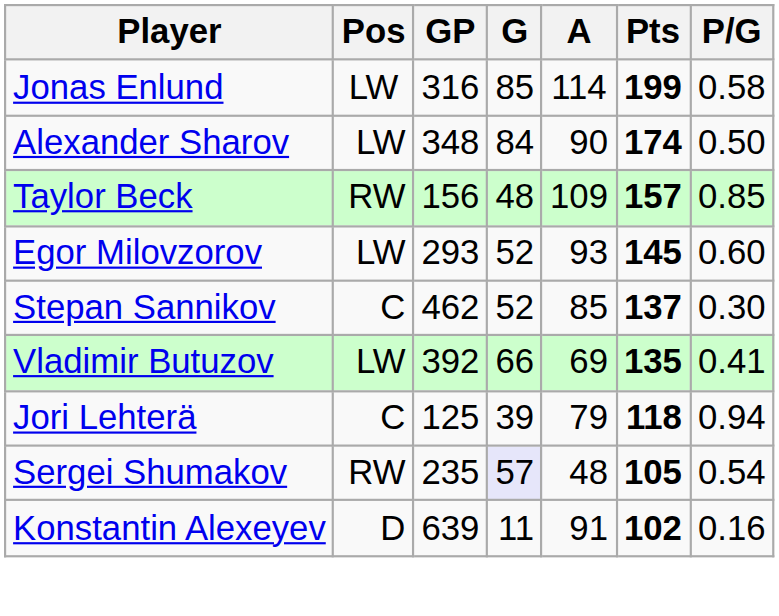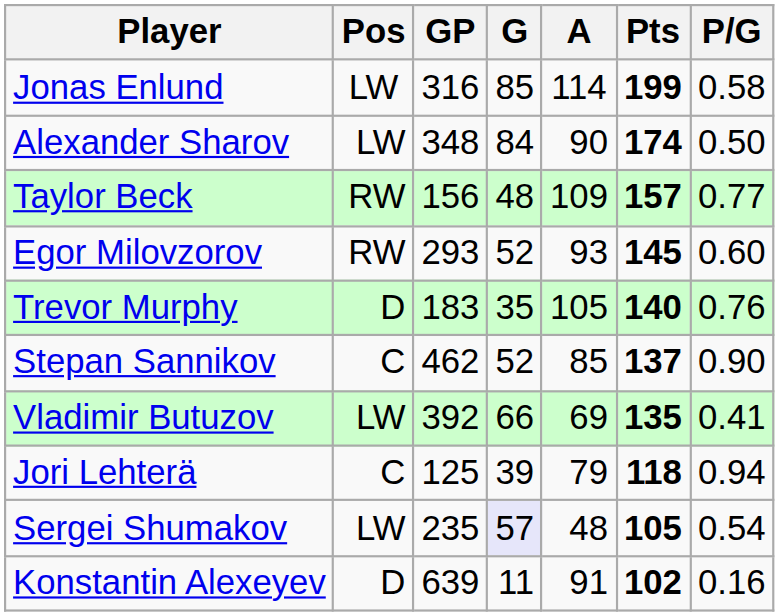(732, 197) 0.85 -> (732, 197) 0.77
(381, 252) LW -> (377, 252) RW
+ row: (125, 307)
(732, 307) 0.30 -> (732, 362) 0.90
(377, 472) RW -> (381, 527) LW
